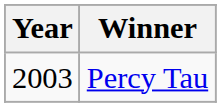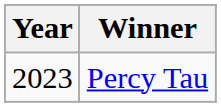(42, 76) 2003 -> (42, 76) 2023
